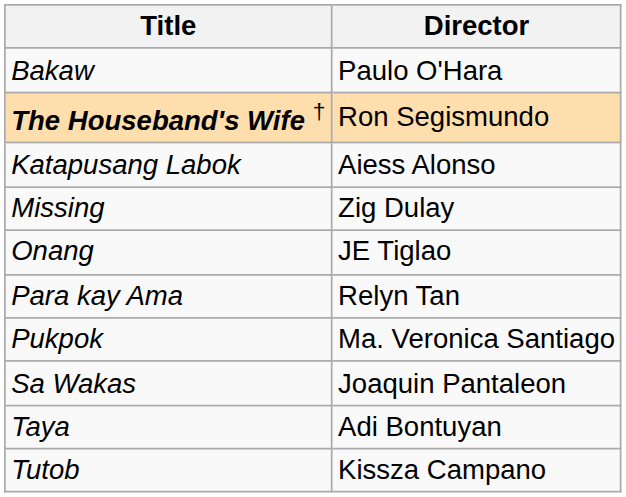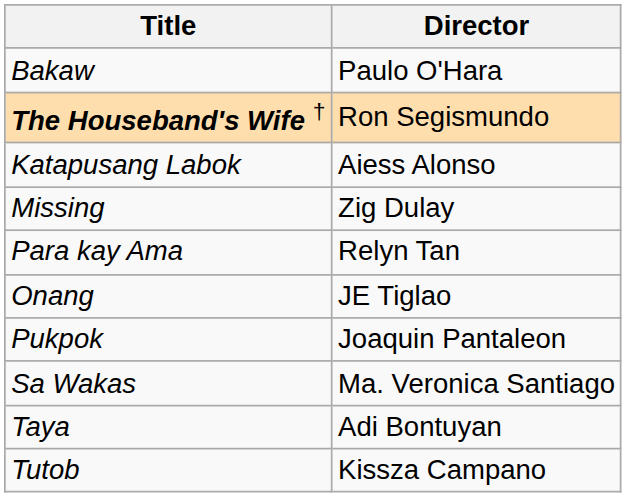rows swapped: (53, 251) <-> (97, 295)
(477, 339) Ma. Veronica Santiago -> (452, 339) Joaquin Pantaleon
(452, 382) Joaquin Pantaleon -> (477, 382) Ma. Veronica Santiago
